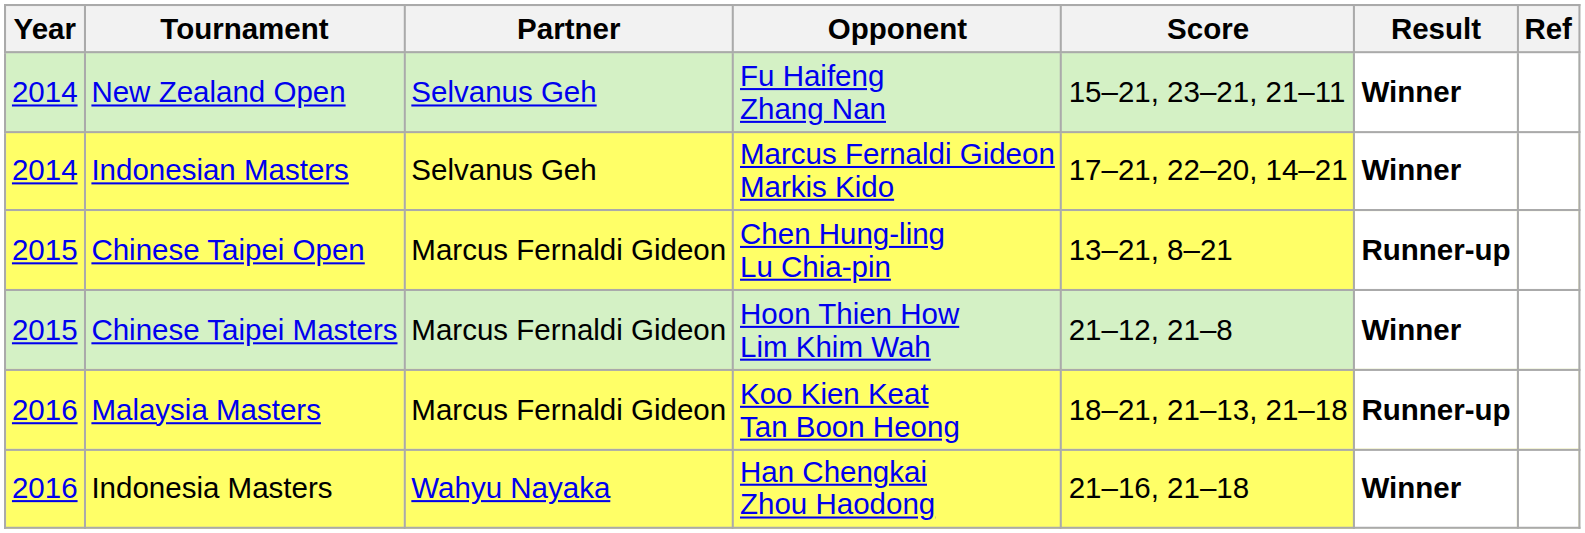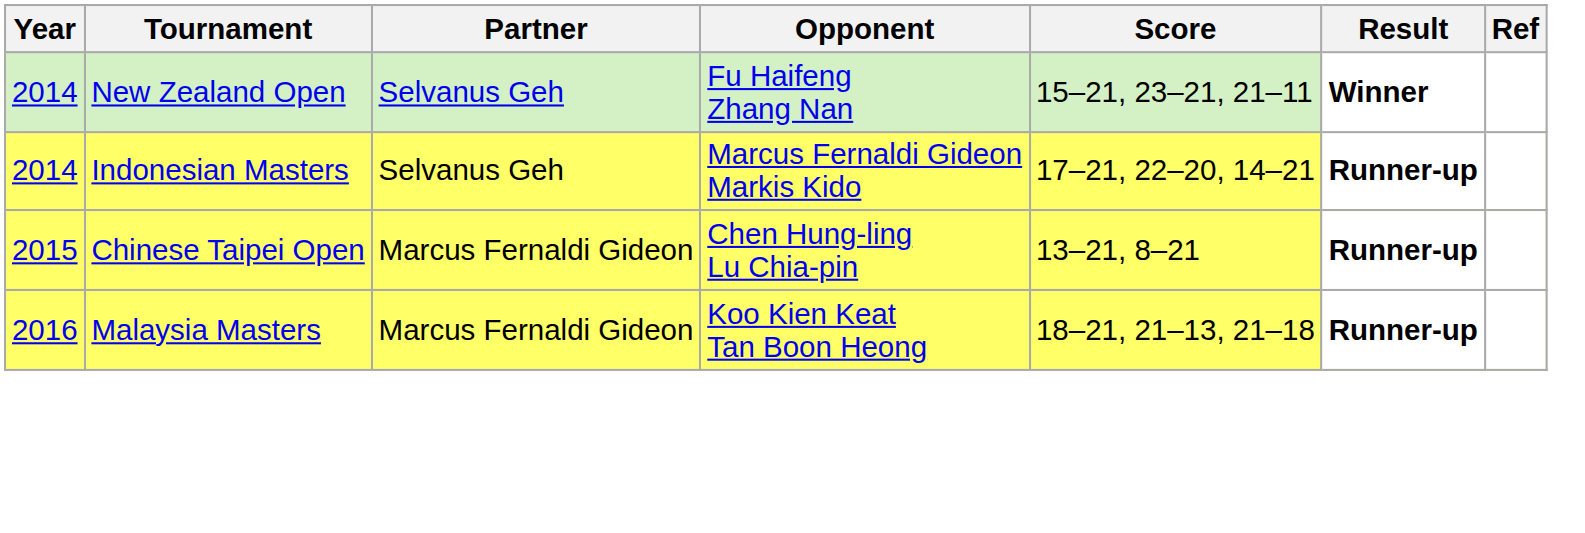(1411, 171) Winner -> (1403, 171) Runner-up
- row: (244, 330)
- row: (212, 489)
